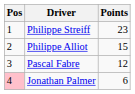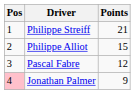(123, 30) 23 -> (123, 30) 21
(125, 81) 6 -> (125, 81) 9
